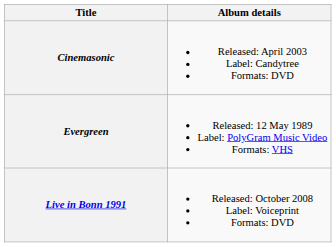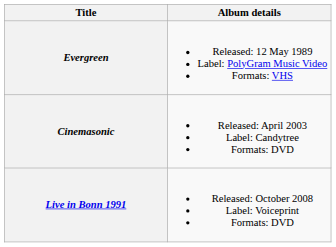rows swapped: (86, 131) <-> (86, 58)
